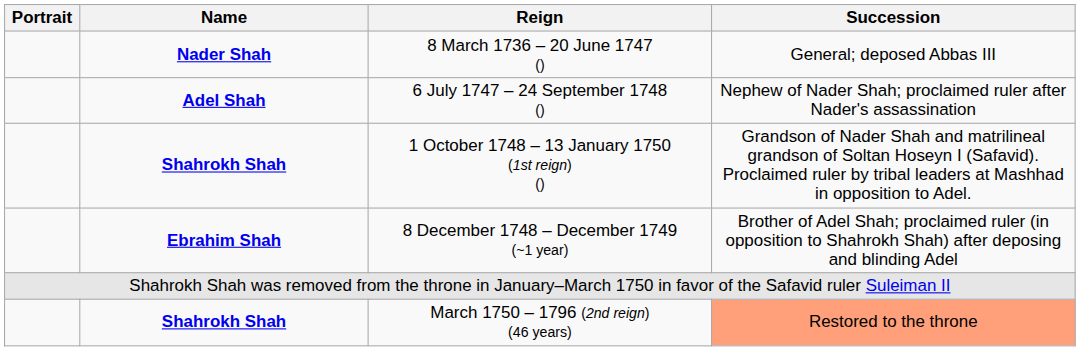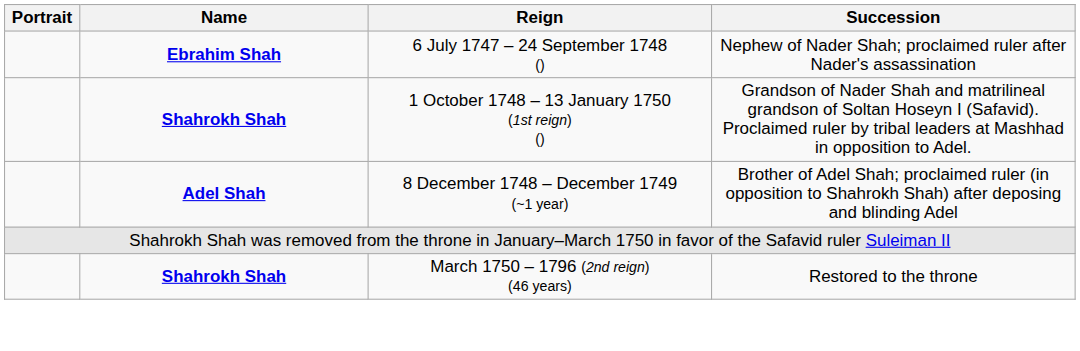- row: (540, 54)
(224, 100) Adel Shah -> (224, 54) Ebrahim Shah
(224, 240) Ebrahim Shah -> (224, 194) Adel Shah
(893, 322) lightsalmon background -> (893, 276) no background
